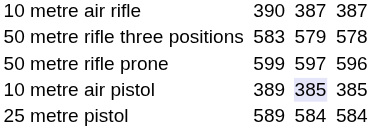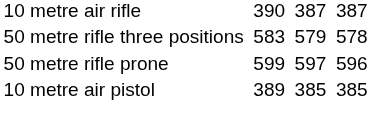(311, 89) lavender background -> (311, 89) no background
- row: (66, 115)
